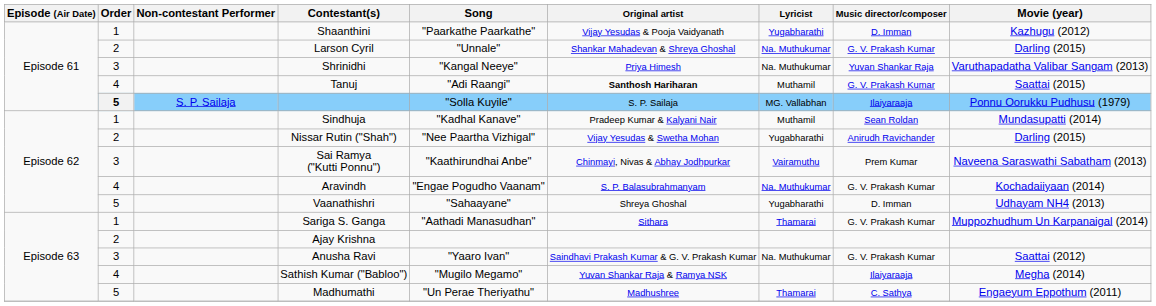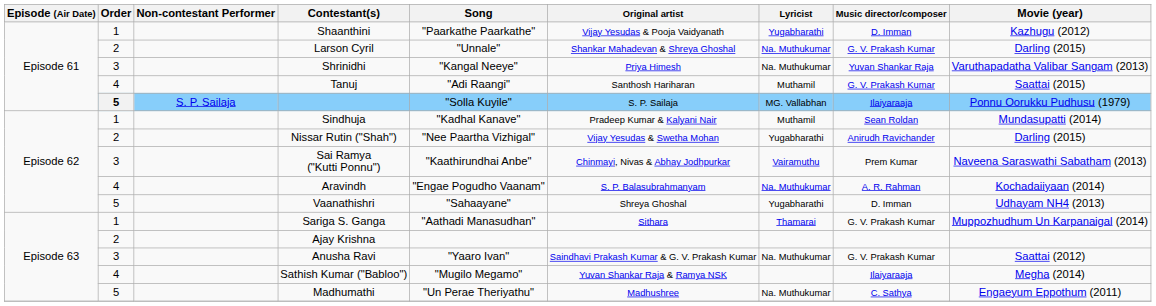(653, 84) bold -> (653, 85) normal
(891, 186) G. V. Prakash Kumar -> (891, 186) A. R. Rahman
(796, 293) Thamarai -> (796, 293) Na. Muthukumar
